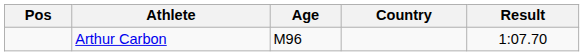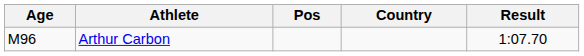columns swapped: (38, 16) <-> (305, 16)
